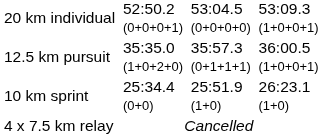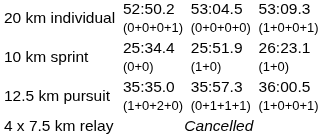rows swapped: (46, 95) <-> (57, 57)
